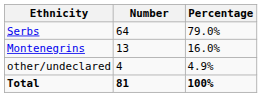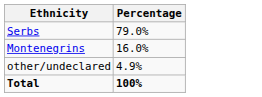- column: (149, 13)
